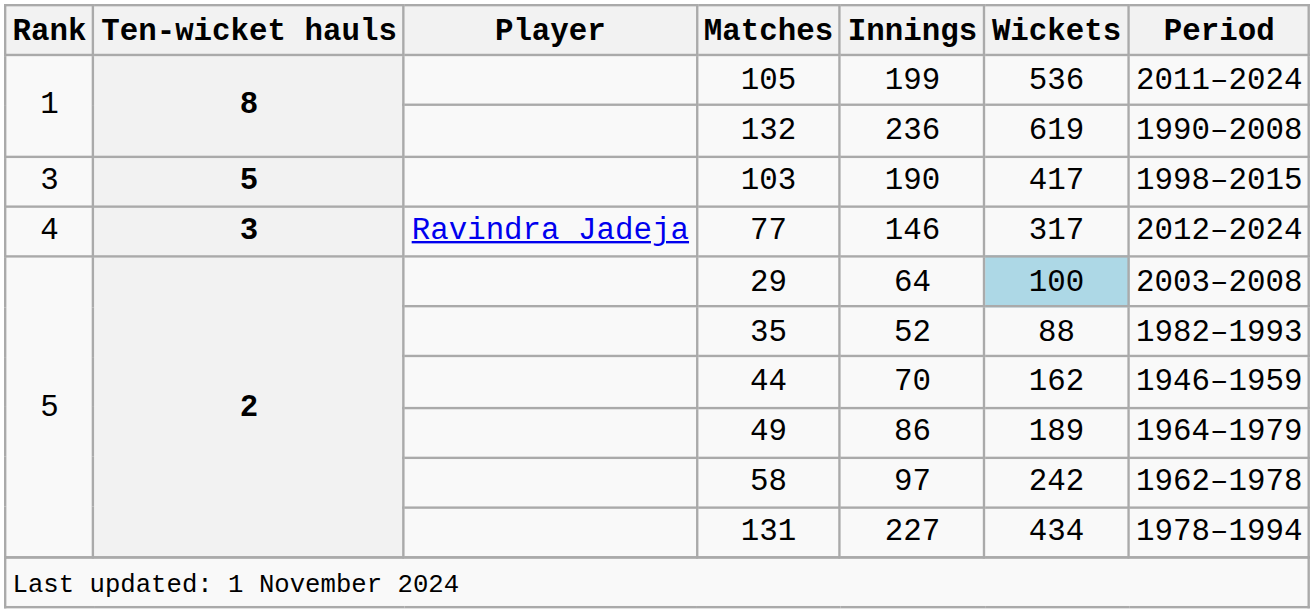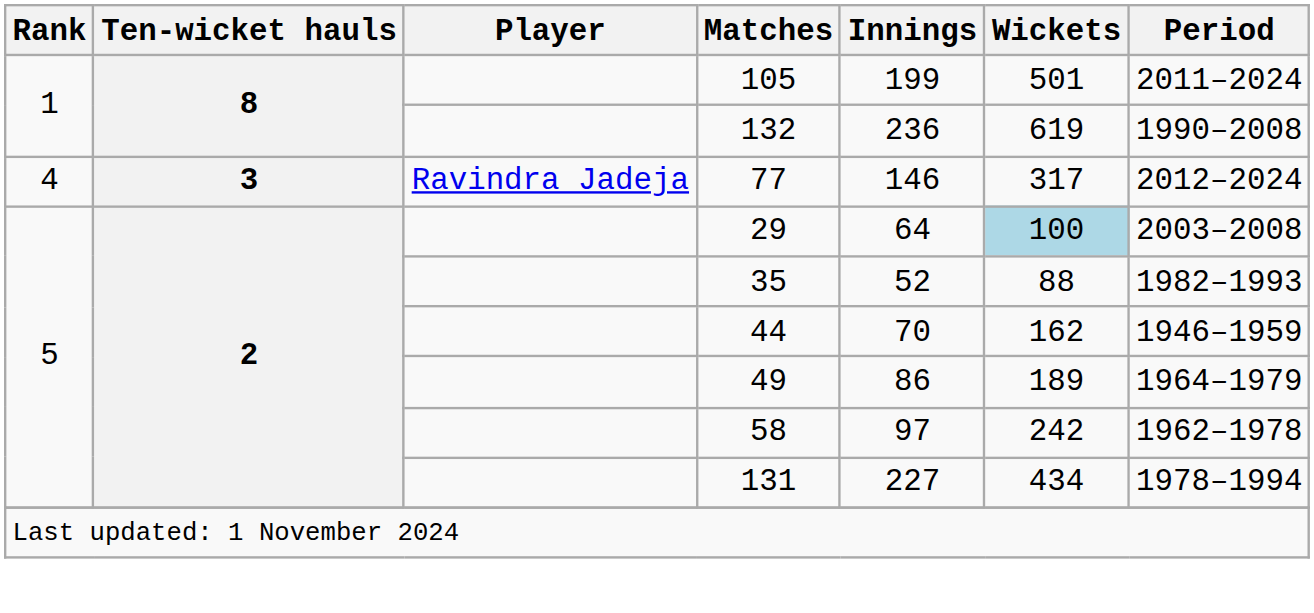(1057, 81) 536 -> (1057, 81) 501
- row: (768, 181)
